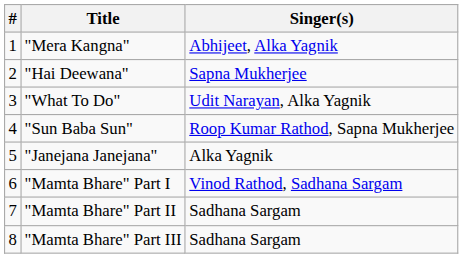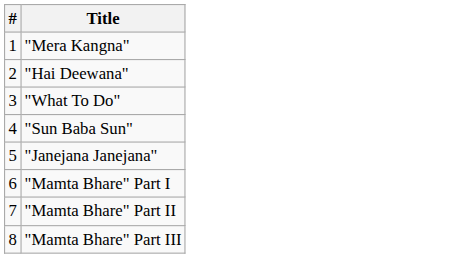- column: (322, 18)
